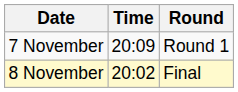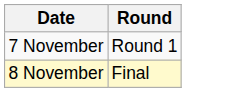- column: (133, 18)
